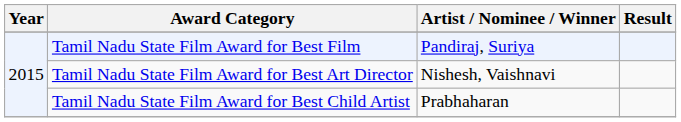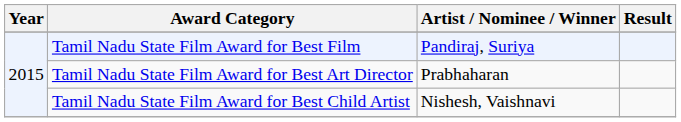(488, 74) Nishesh, Vaishnavi -> (465, 74) Prabhaharan
(465, 102) Prabhaharan -> (488, 102) Nishesh, Vaishnavi
